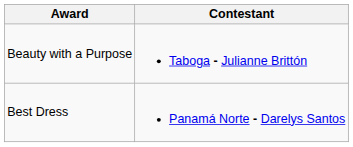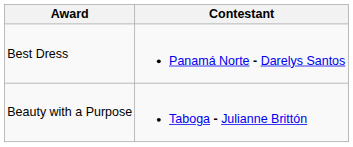rows swapped: (70, 53) <-> (38, 112)
